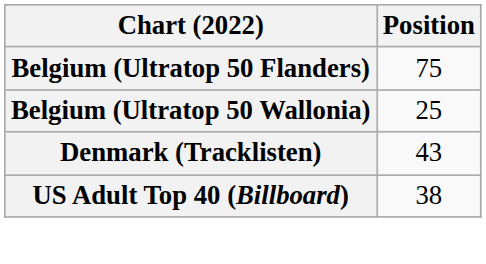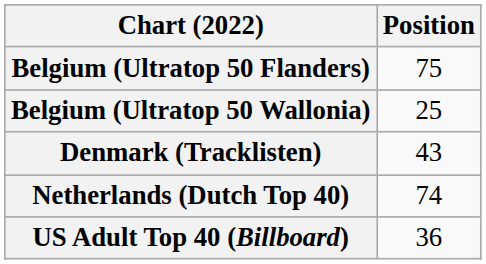+ row: (191, 195)
(429, 195) 38 -> (429, 237) 36
